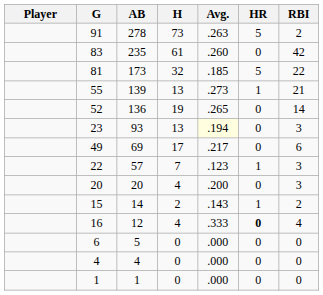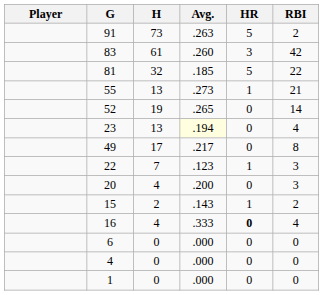- column: (137, 14)
(258, 52) 0 -> (249, 52) 3
(299, 128) 3 -> (296, 128) 4
(299, 147) 6 -> (296, 147) 8
